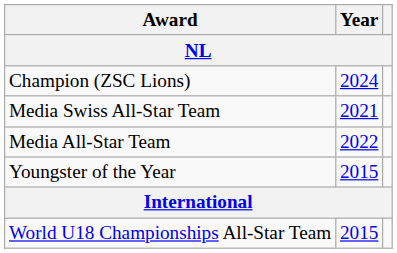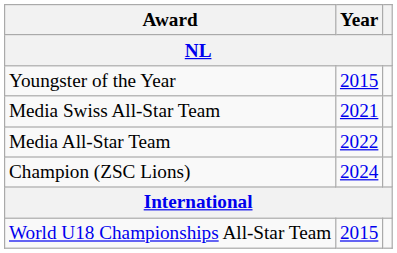rows swapped: (92, 171) <-> (100, 80)
